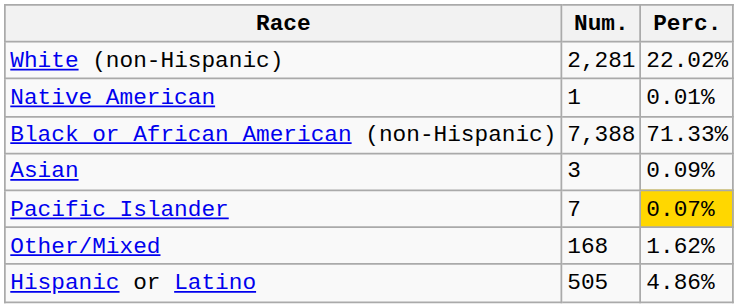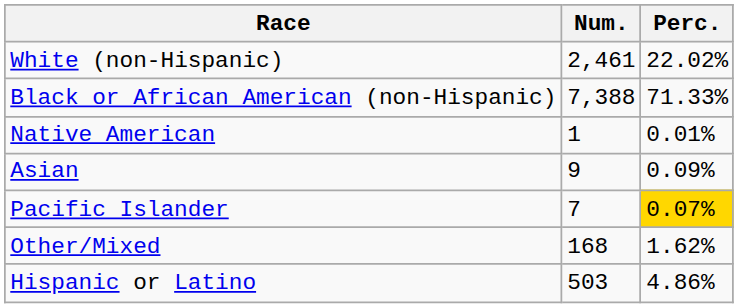(601, 60) 2,281 -> (601, 60) 2,461
rows swapped: (283, 135) <-> (113, 98)
(574, 172) 3 -> (574, 172) 9
(588, 283) 505 -> (588, 283) 503
